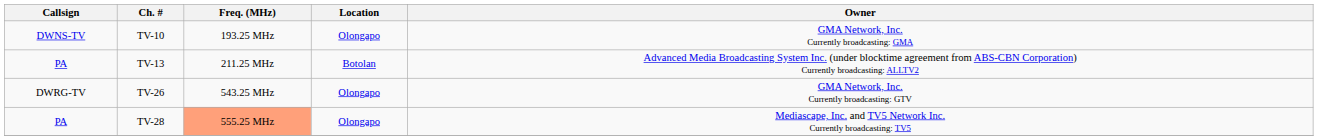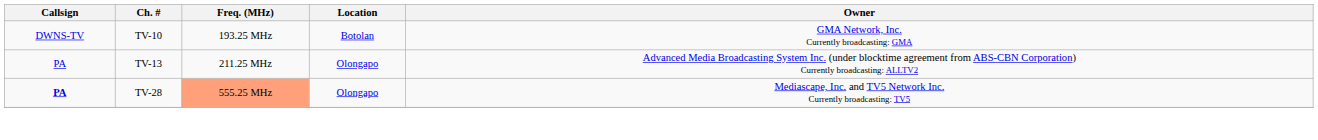(359, 35) Olongapo -> (357, 35) Botolan
(359, 64) Botolan -> (357, 64) Olongapo
- row: (151, 92)
(61, 121) normal -> (60, 92) bold
